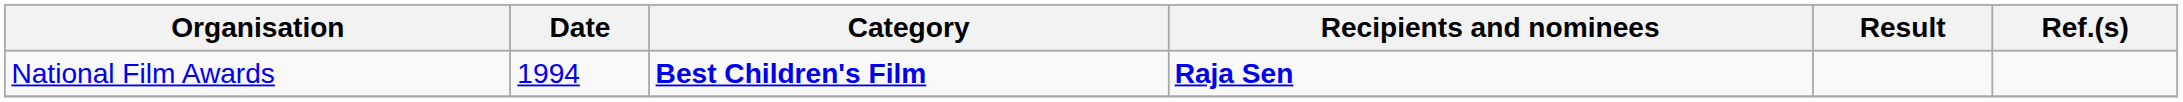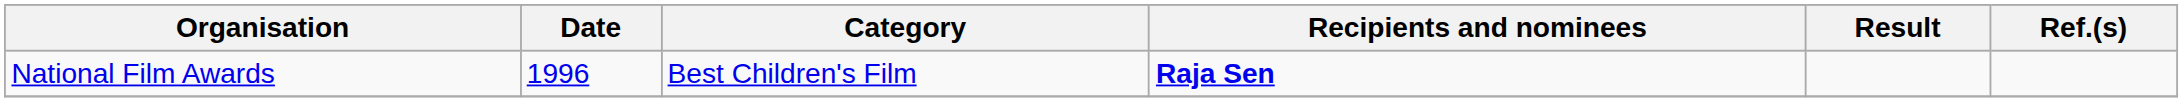(549, 73) 1994 -> (558, 73) 1996
(791, 73) bold -> (792, 73) normal
